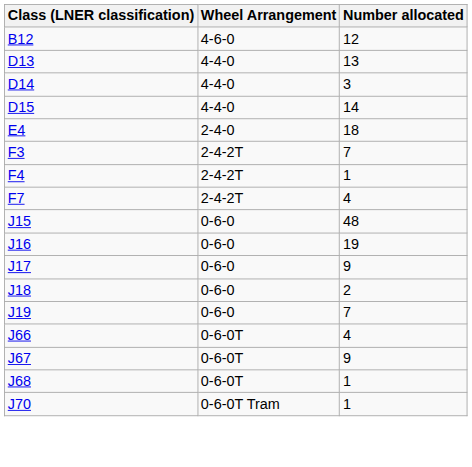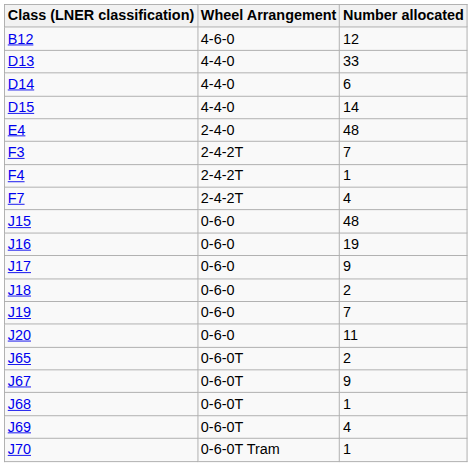(351, 61) 13 -> (351, 61) 33
(347, 84) 3 -> (347, 84) 6
(351, 130) 18 -> (351, 130) 48
+ row: (19, 335)
+ row: (19, 358)
- row: (19, 335)
+ row: (19, 426)
